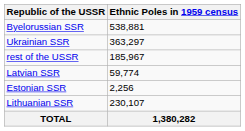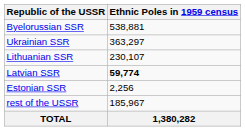rows swapped: (40, 103) <-> (43, 57)
(124, 73) normal -> (124, 73) bold
